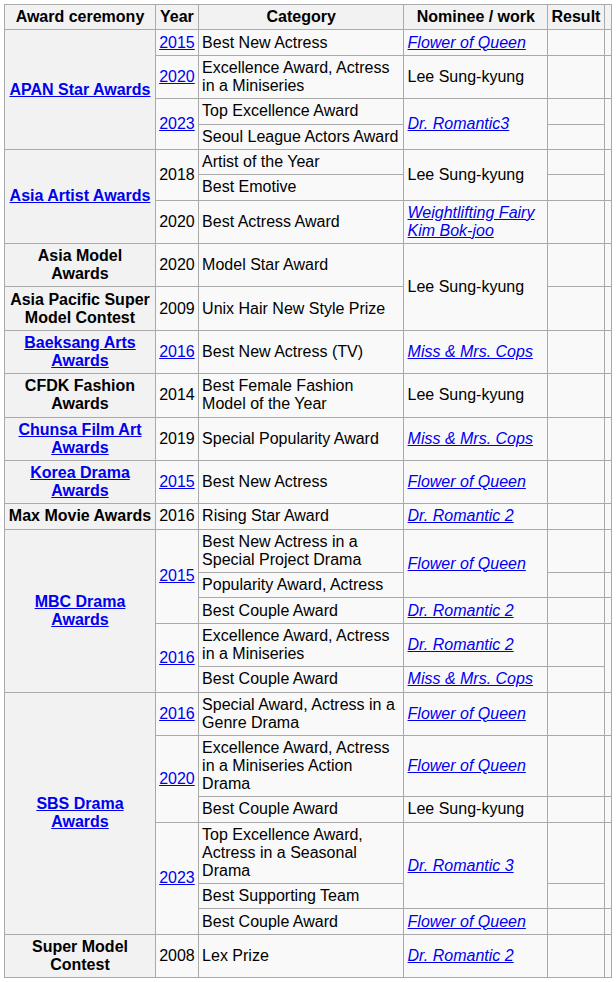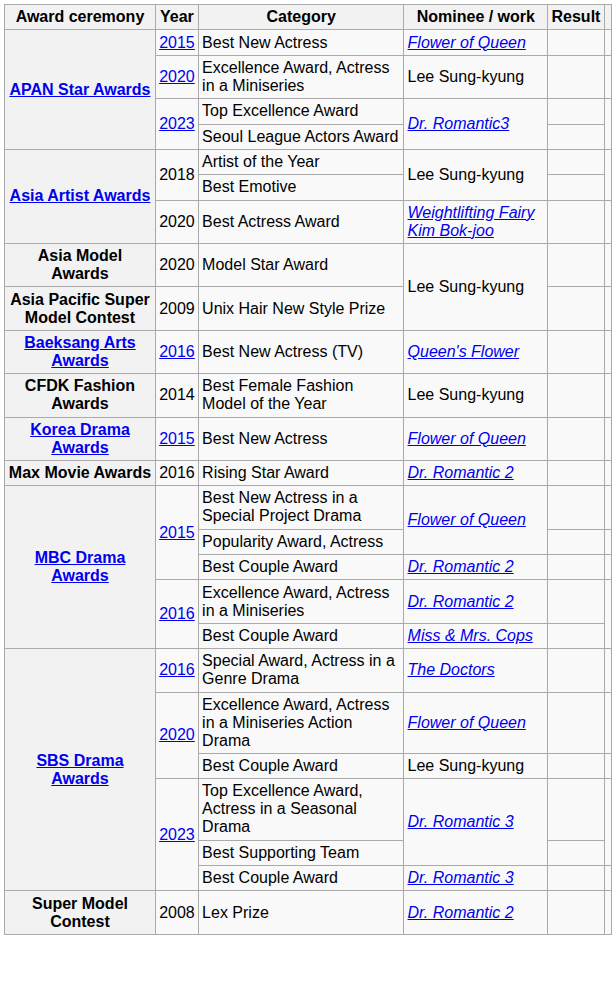(470, 351) Miss & Mrs. Cops -> (463, 351) Queen's Flower
- row: (177, 438)
(467, 713) Flower of Queen -> (451, 670) The Doctors
(467, 921) Flower of Queen -> (461, 878) Dr. Romantic 3
